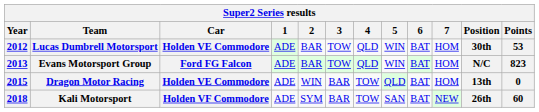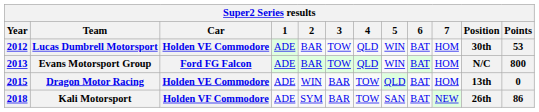(518, 64) 823 -> (518, 64) 800
(518, 98) 60 -> (518, 98) 86
